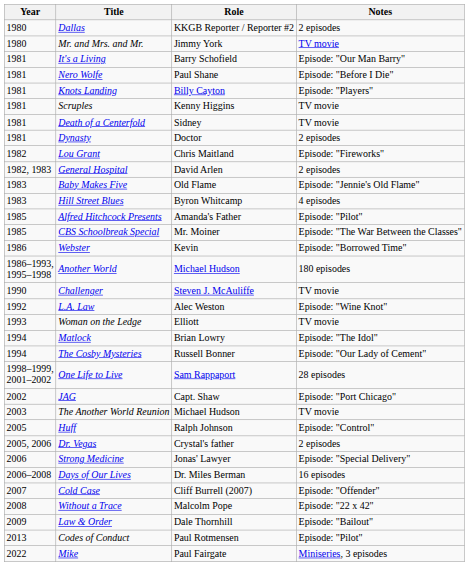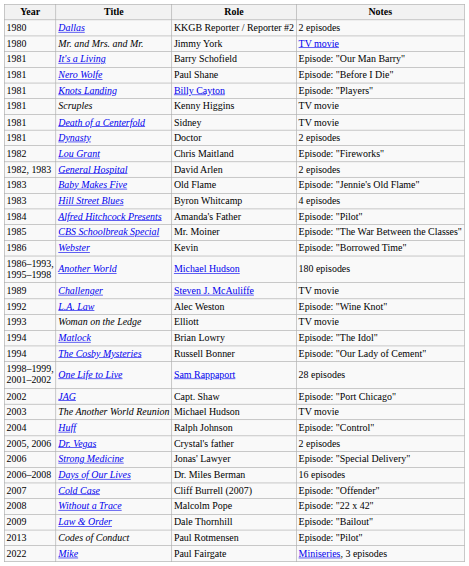(17, 216) 1985 -> (17, 216) 1984
(17, 290) 1990 -> (17, 290) 1989
(17, 427) 2005 -> (17, 427) 2004
